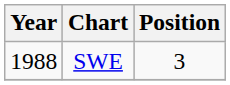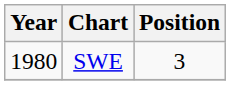(34, 60) 1988 -> (34, 60) 1980
